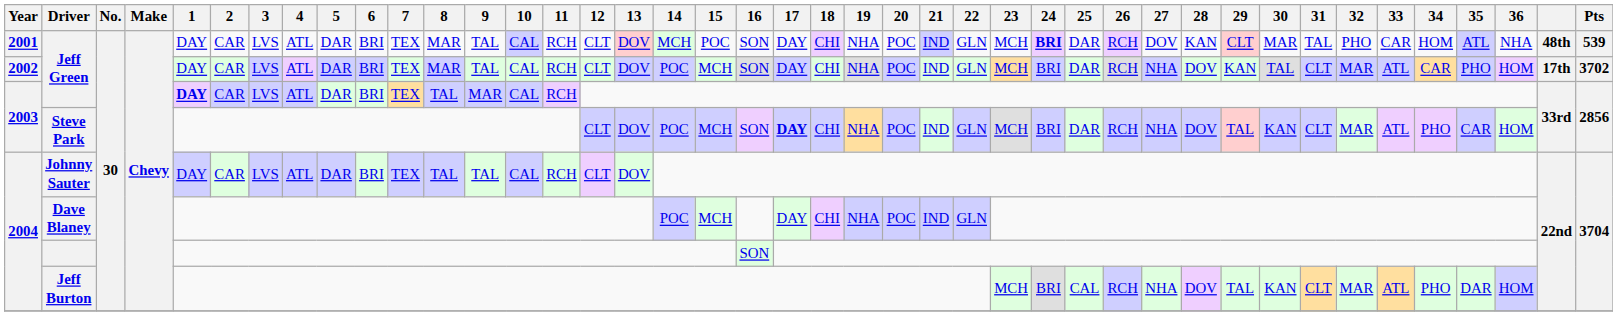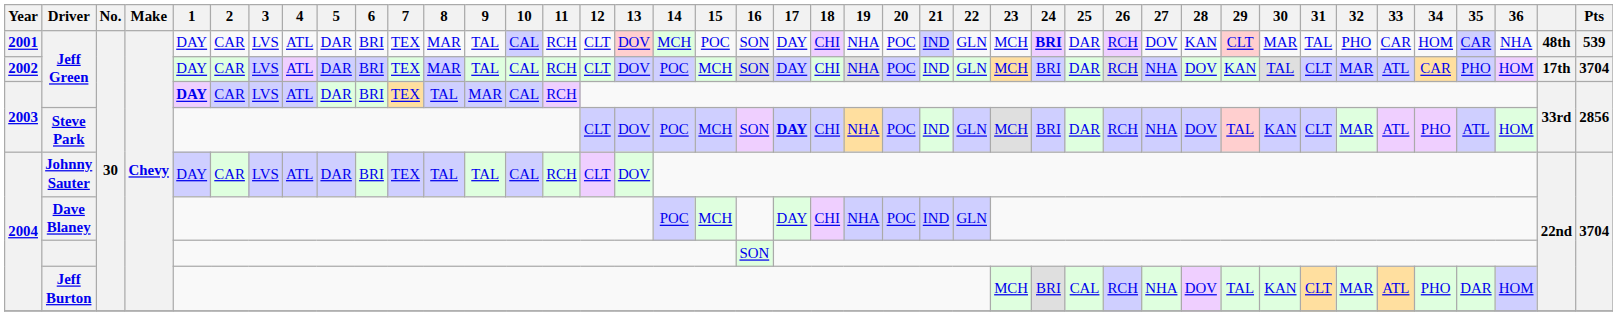(1476, 43) ATL -> (1476, 43) CAR
(1594, 68) 3702 -> (1594, 68) 3704
(1476, 129) CAR -> (1476, 129) ATL
